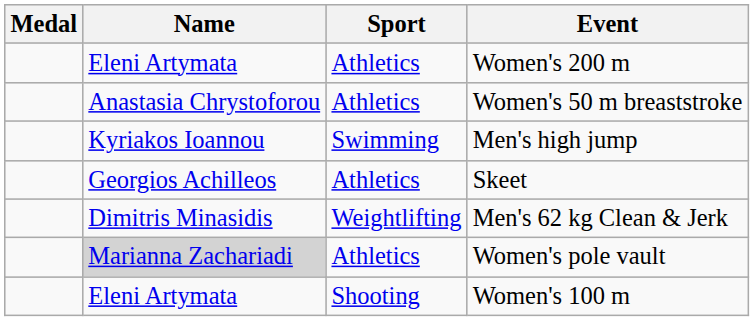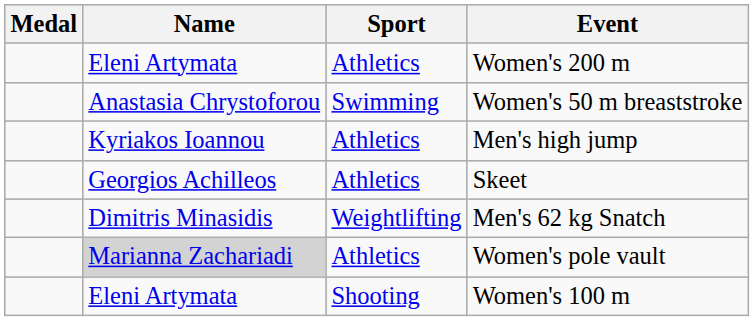(376, 101) Athletics -> (385, 101) Swimming
(385, 140) Swimming -> (376, 140) Athletics
+ row: (569, 218)
- row: (600, 218)
